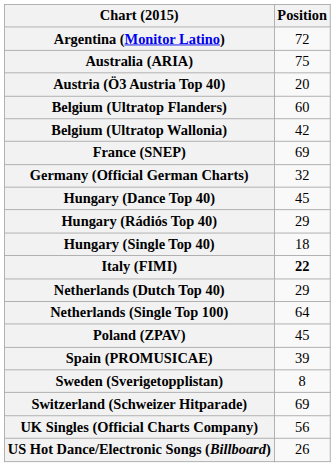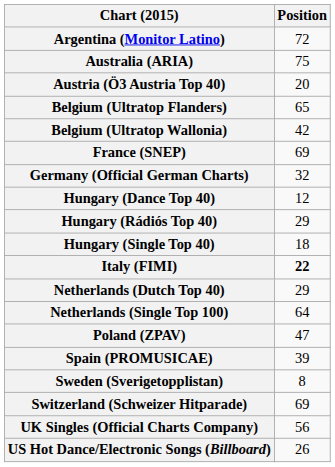(302, 107) 60 -> (302, 107) 65
(302, 198) 45 -> (302, 198) 12
(302, 335) 45 -> (302, 335) 47
